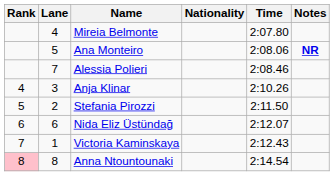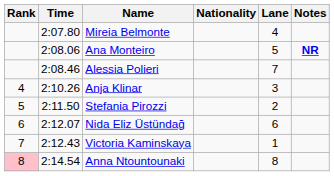columns swapped: (55, 13) <-> (269, 13)
